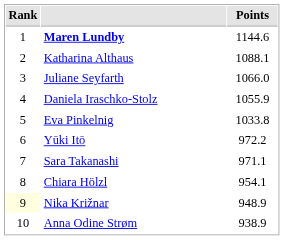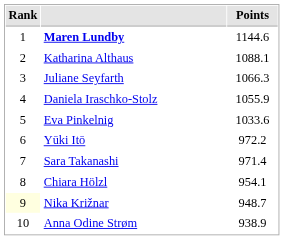(252, 78) 1066.0 -> (252, 78) 1066.3
(252, 120) 1033.8 -> (252, 120) 1033.6
(252, 161) 971.1 -> (252, 161) 971.4
(252, 202) 948.9 -> (252, 202) 948.7
